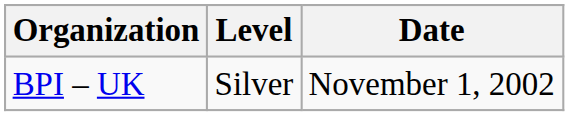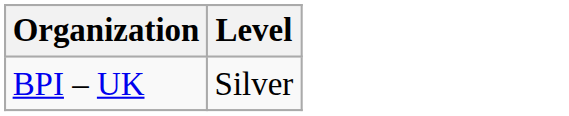- column: (432, 30)
